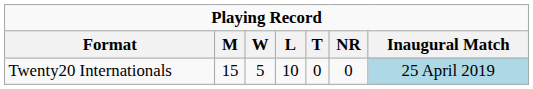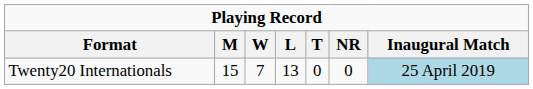(260, 71) 5 -> (260, 71) 7
(290, 71) 10 -> (290, 71) 13
